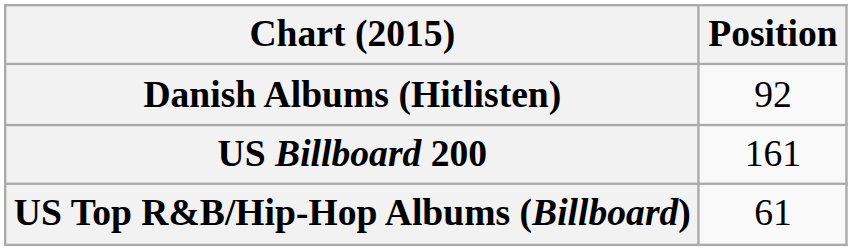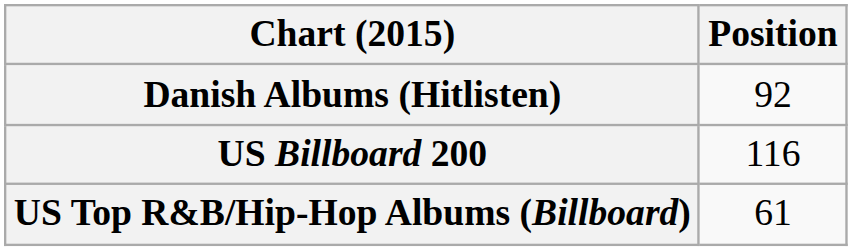(773, 153) 161 -> (773, 153) 116
